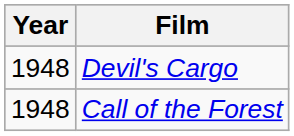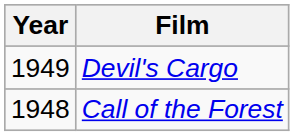(40, 67) 1948 -> (40, 67) 1949
